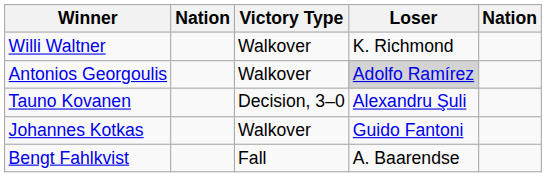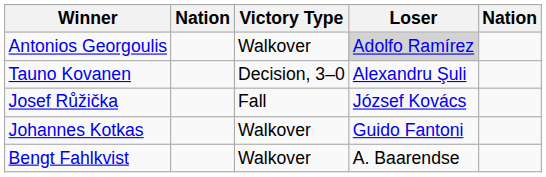- row: (57, 46)
+ row: (63, 102)
(252, 158) Fall -> (274, 158) Walkover
